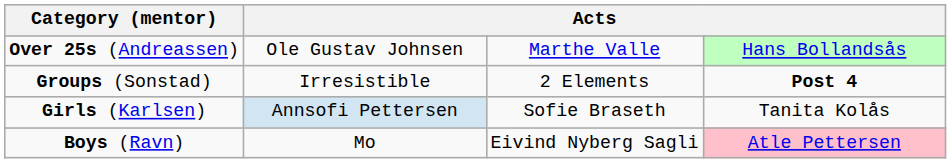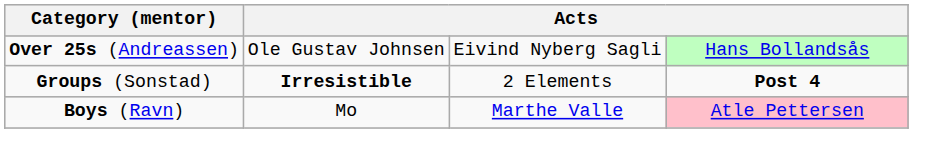(595, 50) Marthe Valle -> (558, 50) Eivind Nyberg Sagli
(365, 81) normal -> (346, 81) bold
- row: (124, 112)
(595, 142) Eivind Nyberg Sagli -> (558, 112) Marthe Valle
